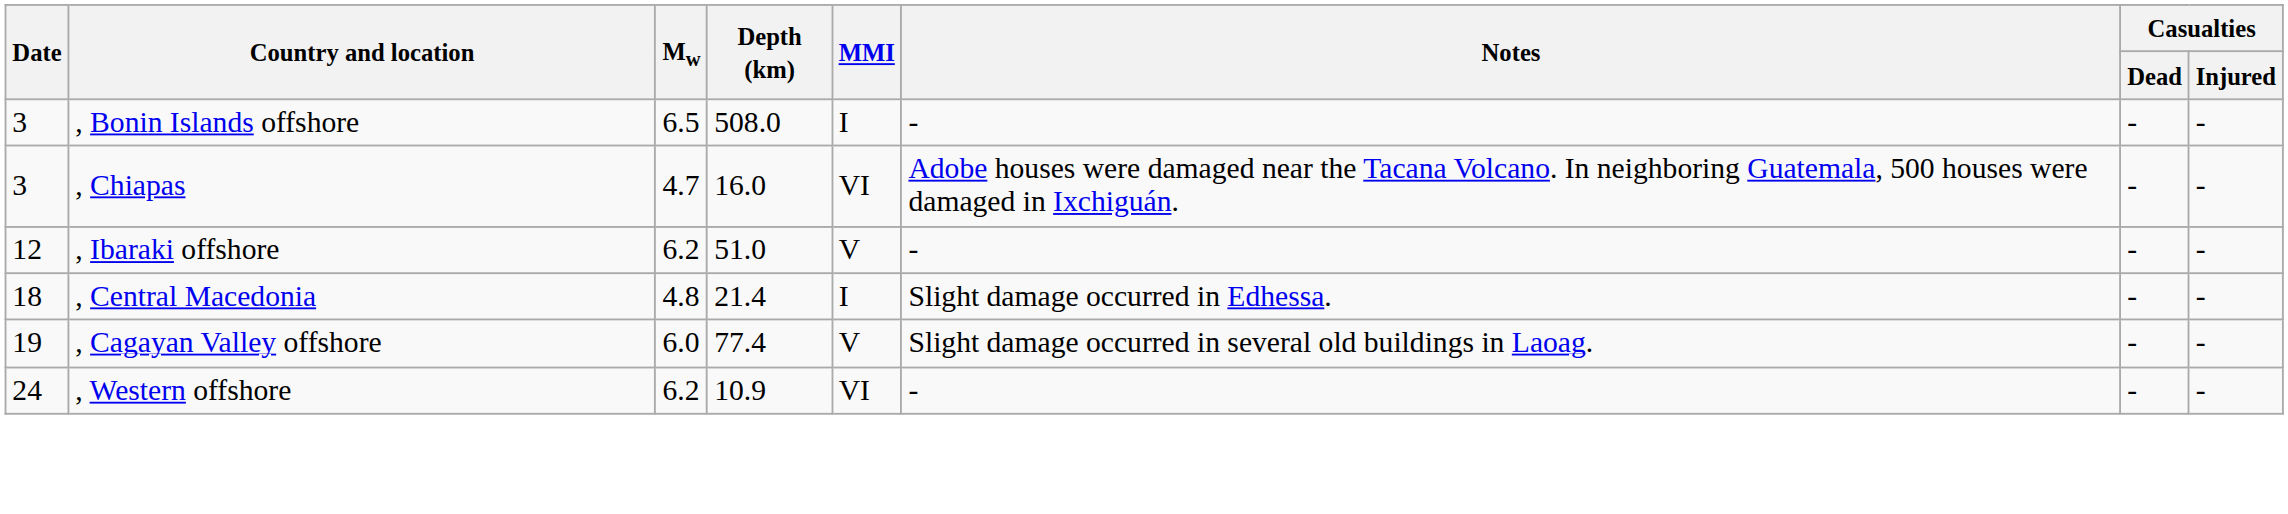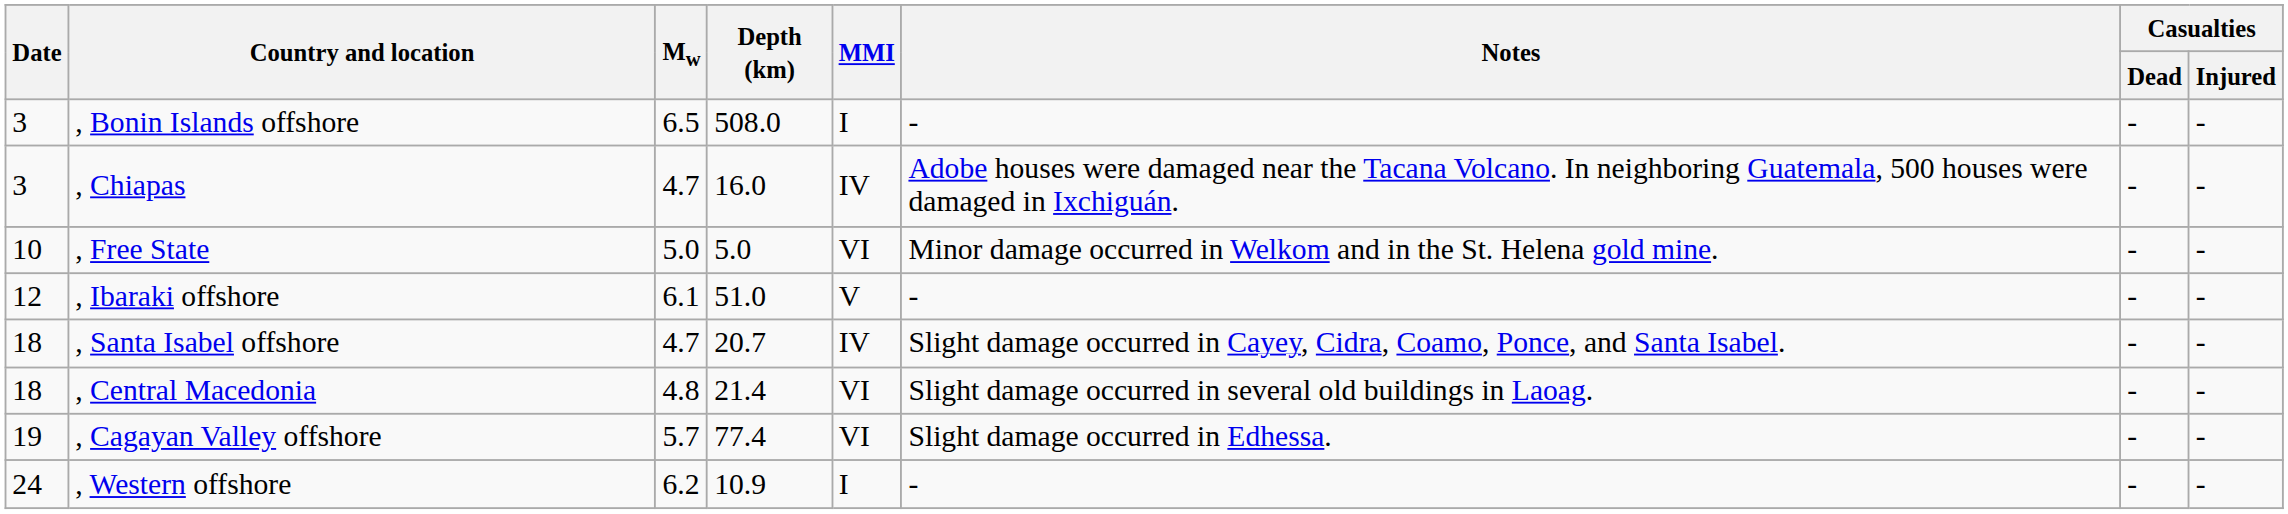(854, 185) VI -> (854, 185) IV
+ row: (142, 249)
(681, 249) 6.2 -> (681, 295) 6.1
+ row: (207, 342)
(844, 295) I -> (854, 389) VI
(1120, 295) Slight damage occurred in Edhessa. -> (1251, 389) Slight damage occurred in several old buildings in Laoag.
(681, 342) 6.0 -> (681, 436) 5.7
(849, 342) V -> (854, 436) VI
(1251, 342) Slight damage occurred in several old buildings in Laoag. -> (1120, 436) Slight damage occurred in Edhessa.
(854, 389) VI -> (844, 483) I
